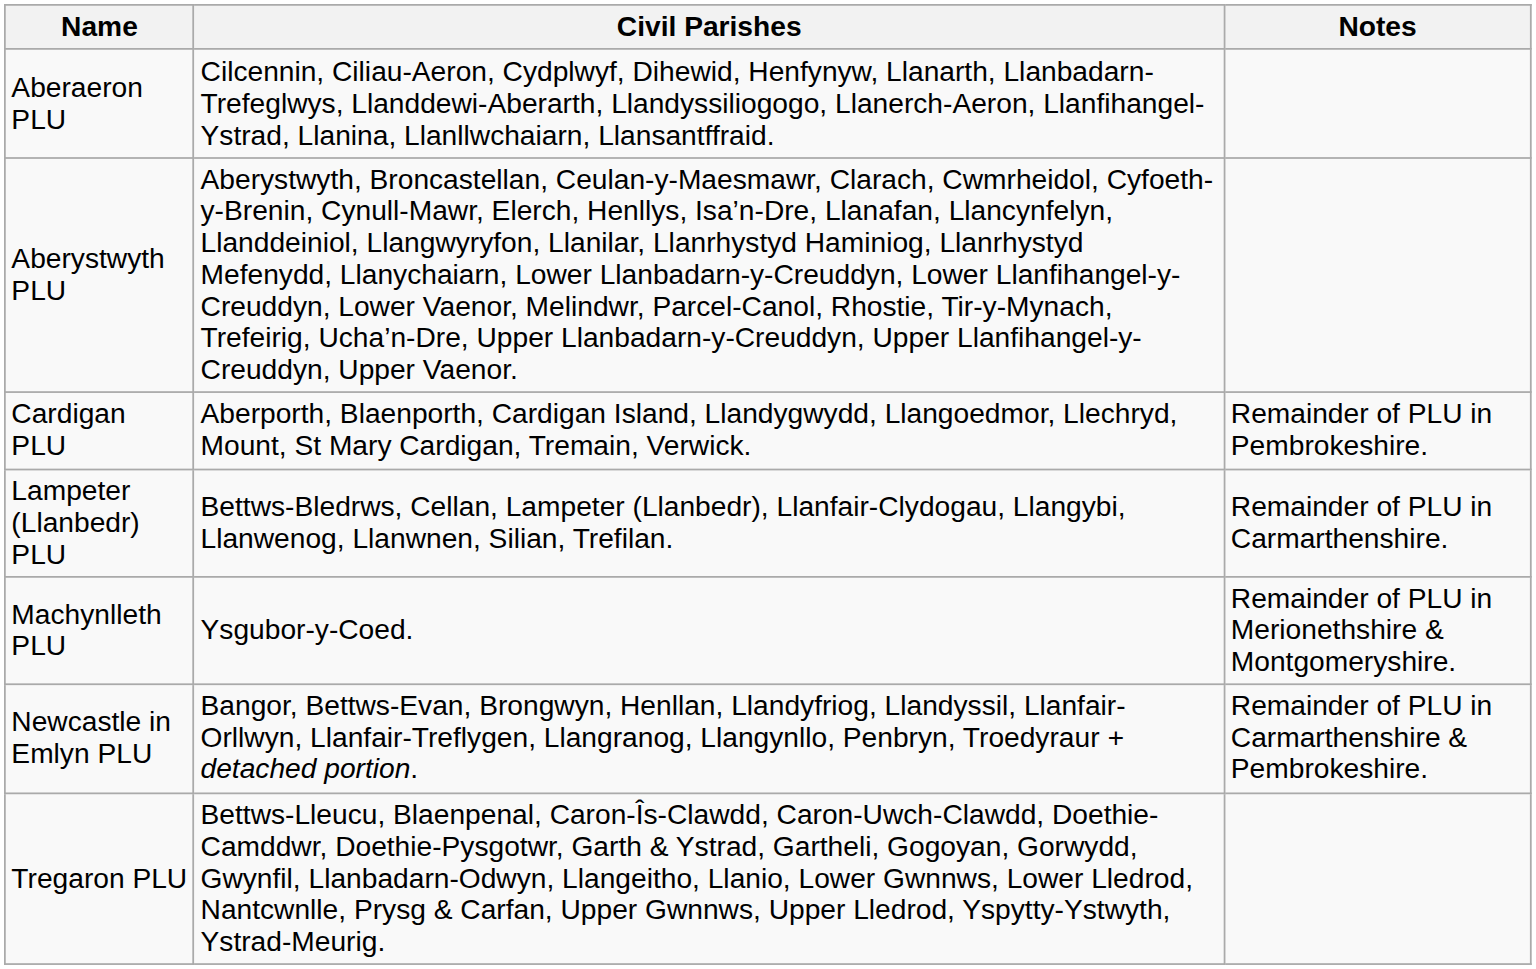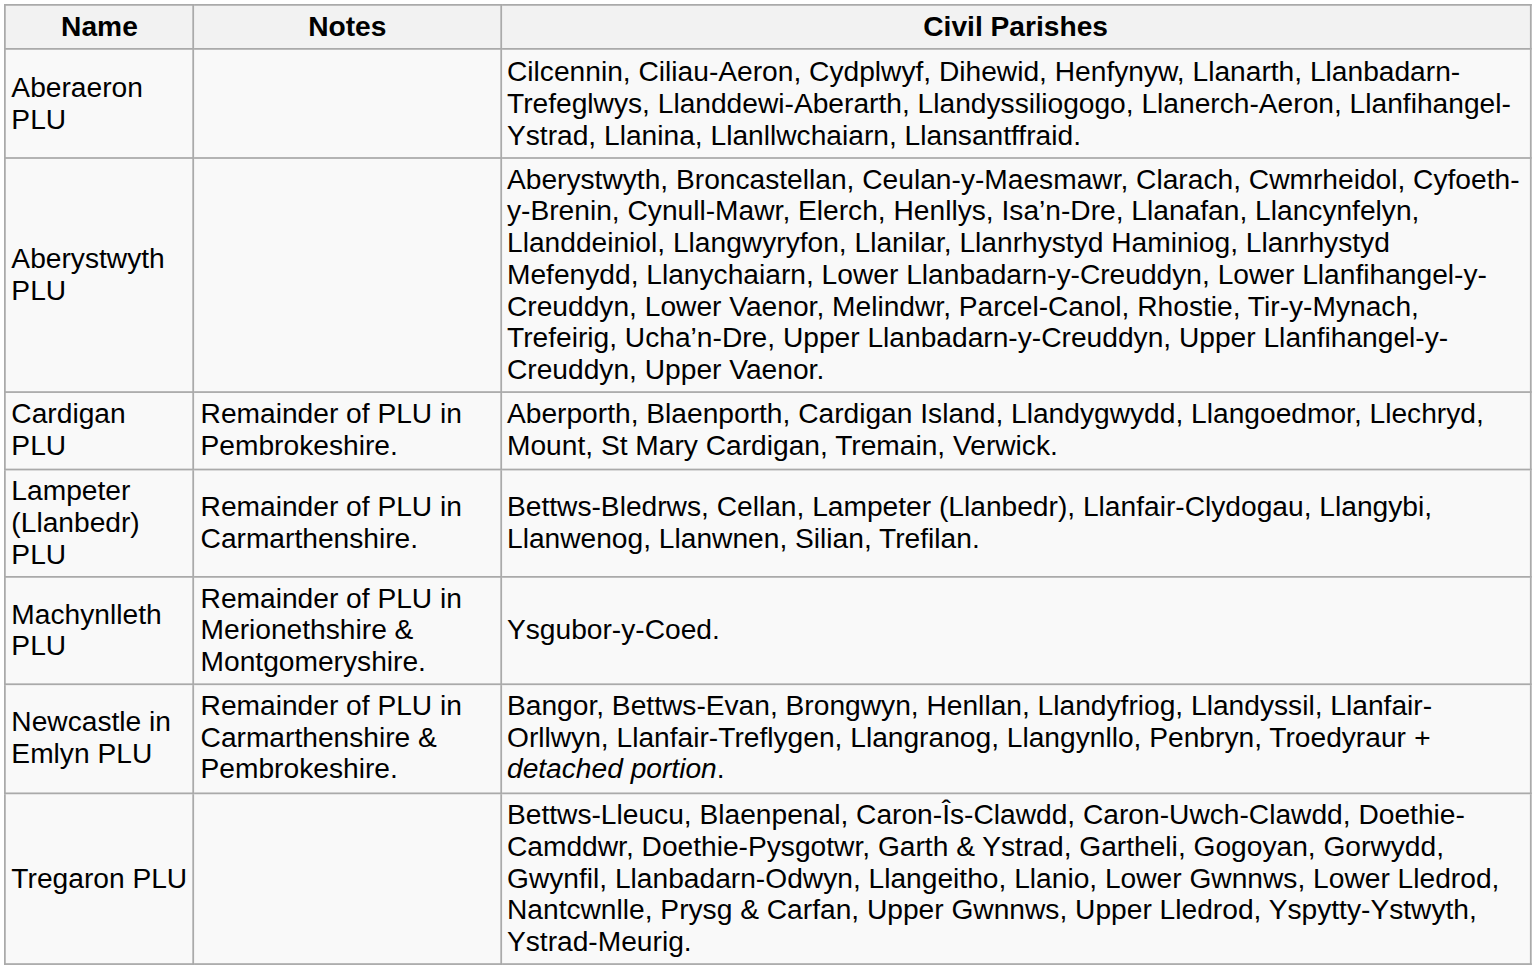columns swapped: (709, 26) <-> (1378, 26)
